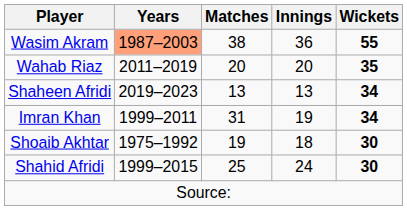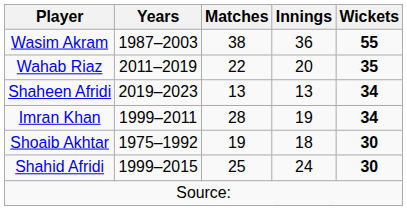(158, 42) lightsalmon background -> (158, 42) no background
(237, 67) 20 -> (237, 67) 22
(237, 117) 31 -> (237, 117) 28
